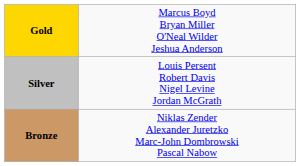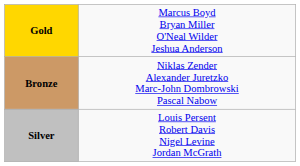rows swapped: (41, 83) <-> (41, 135)
